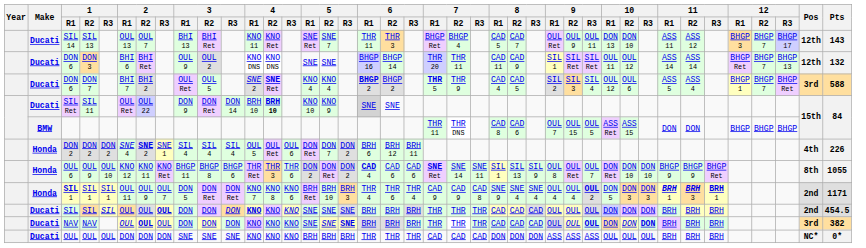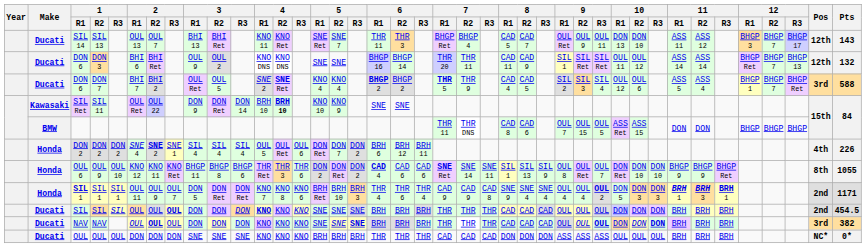(45, 106) Ducati -> (50, 106) Kawasaki
(369, 106) lightgrey background -> (379, 106) no background
